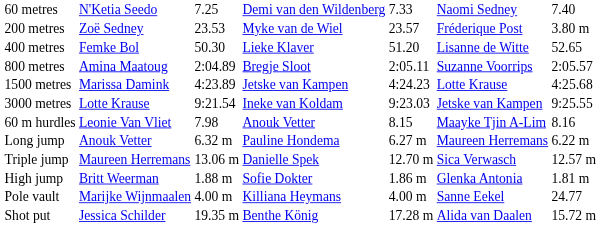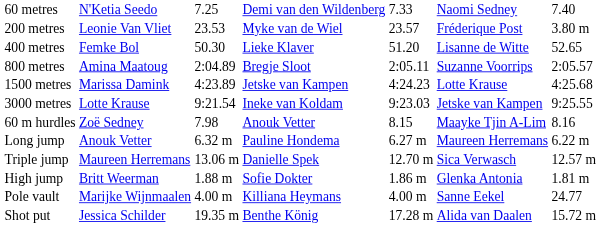(111, 28) Zoë Sedney -> (125, 28) Leonie Van Vliet
(125, 122) Leonie Van Vliet -> (111, 122) Zoë Sedney
